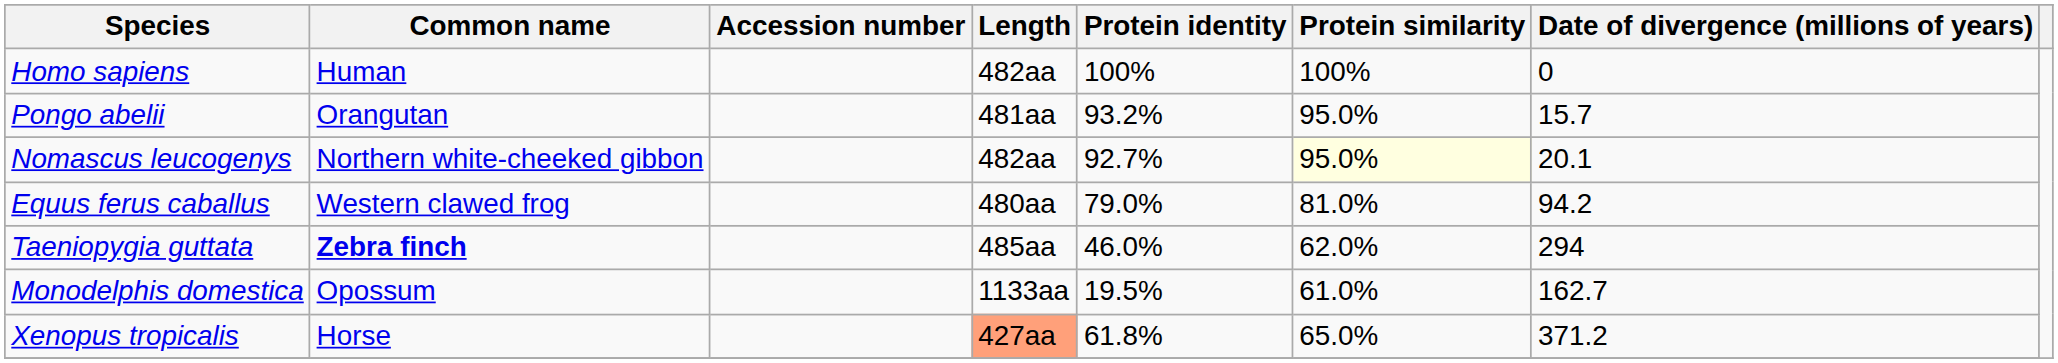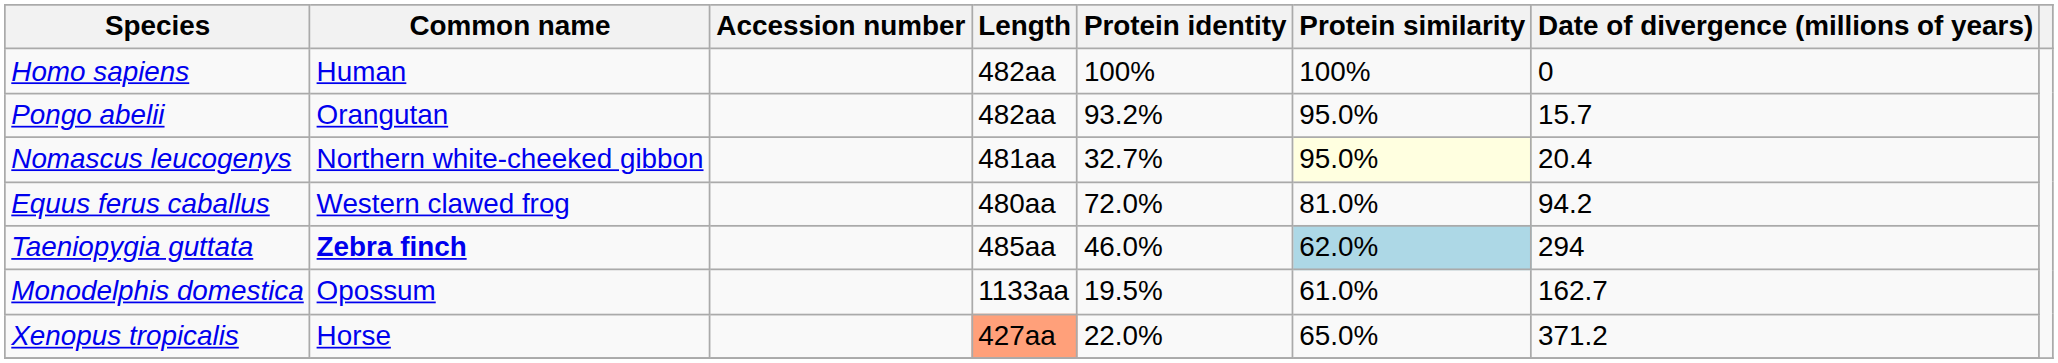(1017, 114) 481aa -> (1017, 114) 482aa
(1017, 159) 482aa -> (1017, 159) 481aa
(1123, 159) 92.7% -> (1123, 159) 32.7%
(1565, 159) 20.1 -> (1565, 159) 20.4
(1123, 203) 79.0% -> (1123, 203) 72.0%
(1339, 247) no background -> (1339, 247) lightblue background
(1123, 335) 61.8% -> (1123, 335) 22.0%
